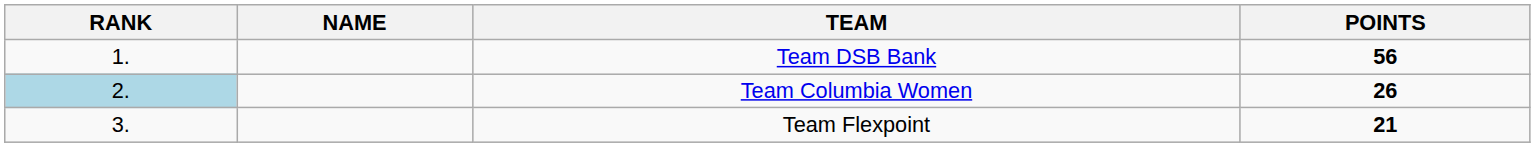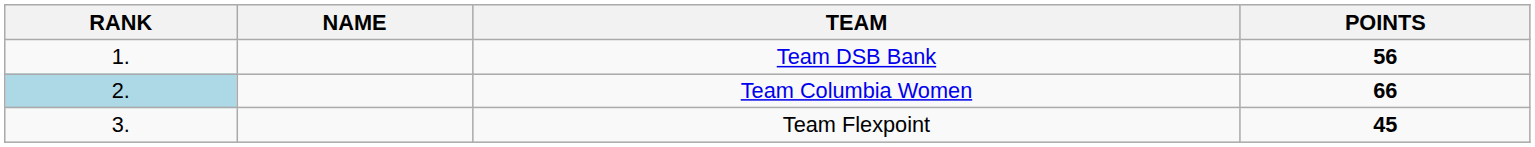(1385, 91) 26 -> (1385, 91) 66
(1385, 125) 21 -> (1385, 125) 45
